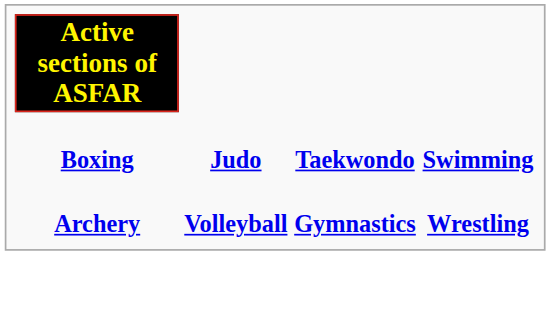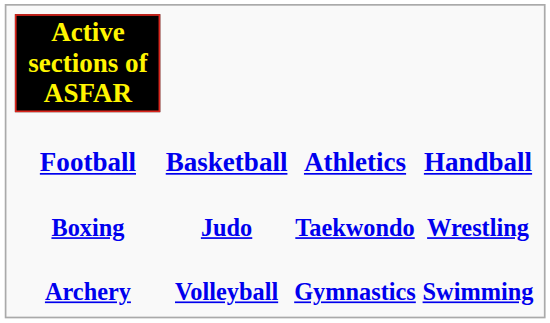+ row: (88, 162)
(478, 160) Swimming -> (478, 227) Wrestling
(478, 224) Wrestling -> (478, 292) Swimming
